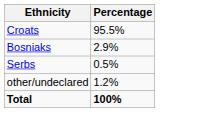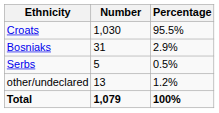+ column: (121, 13)
